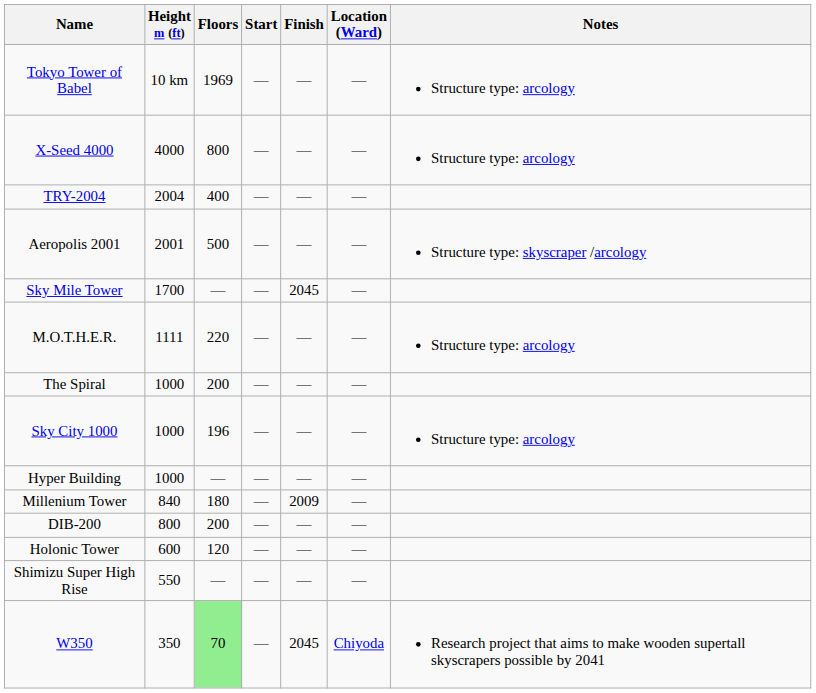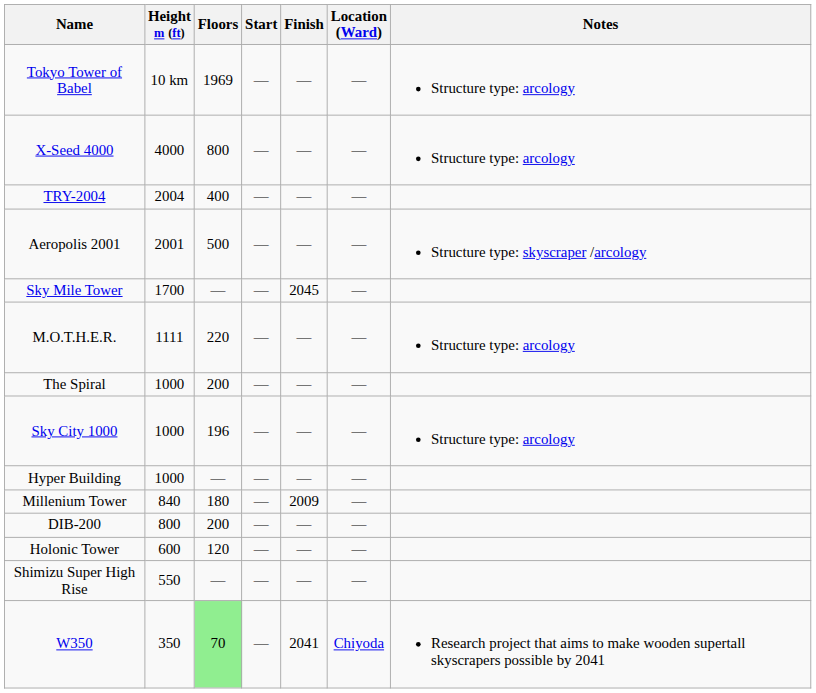(304, 644) 2045 -> (304, 644) 2041
